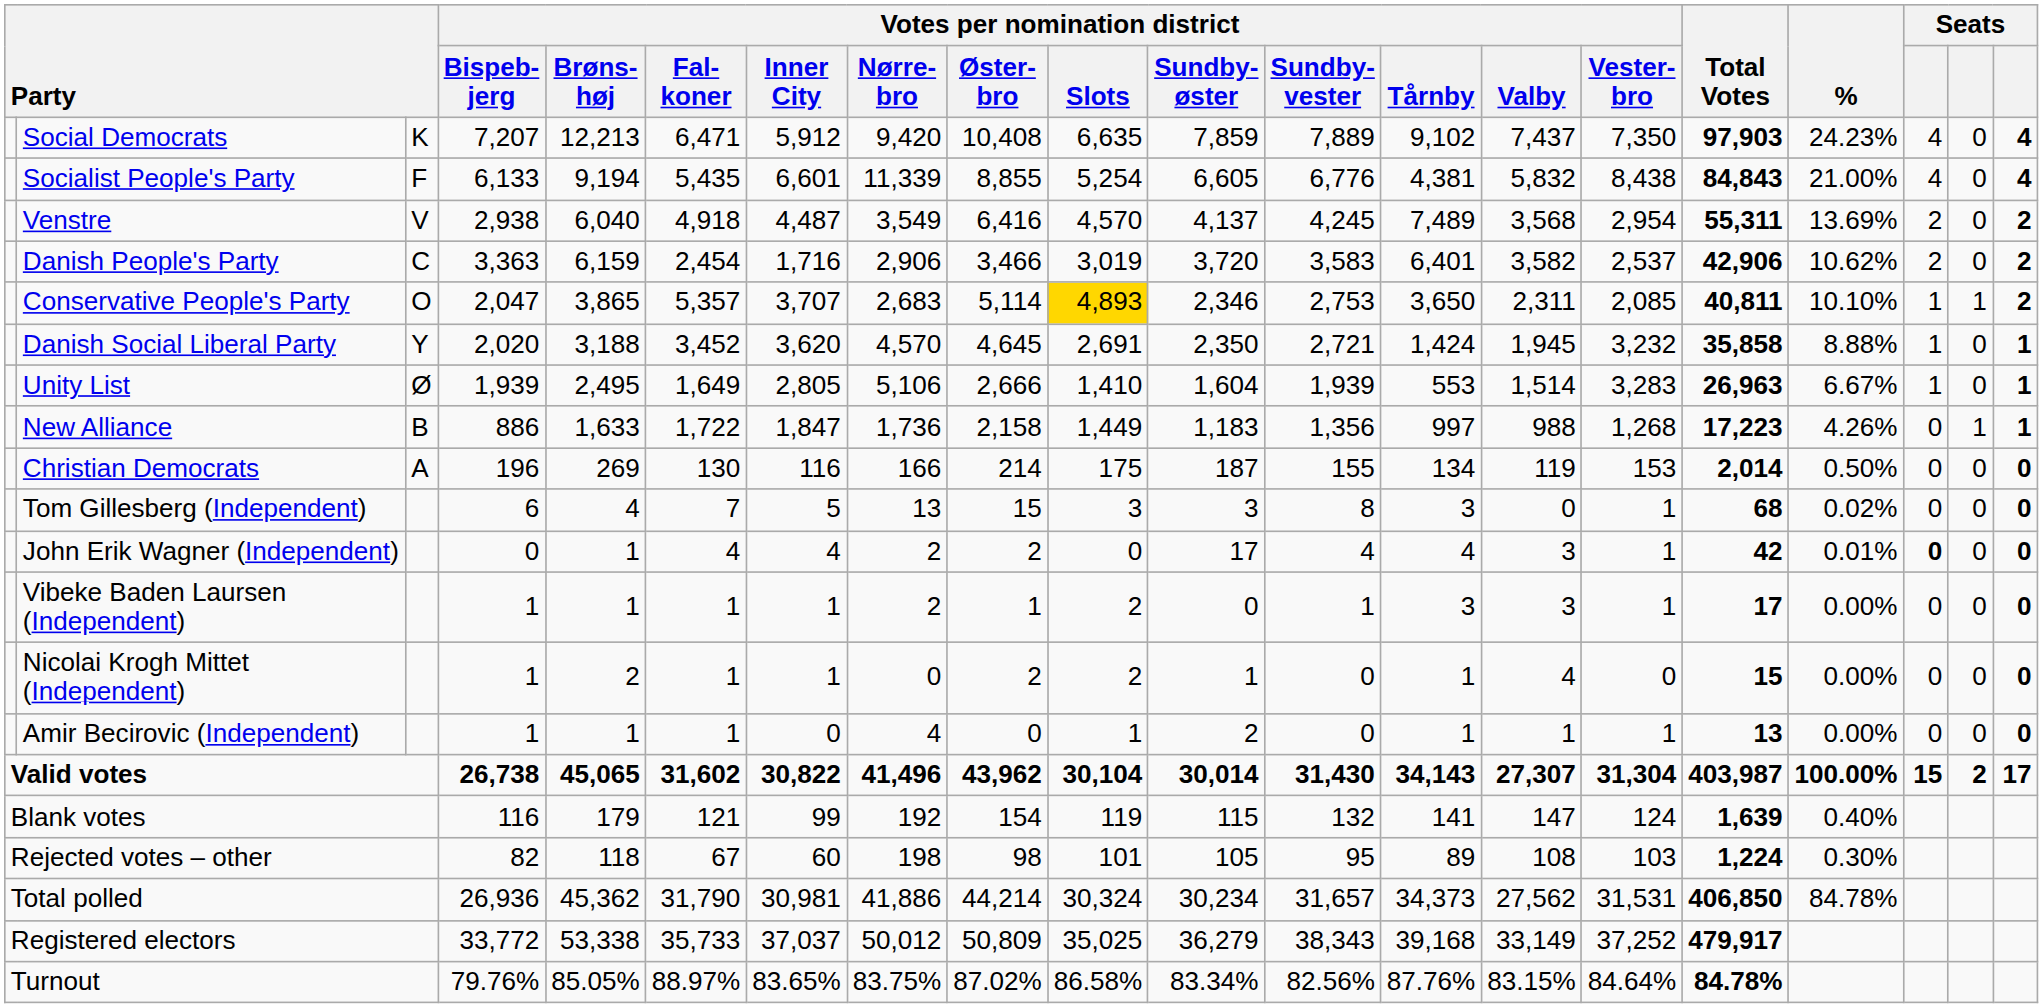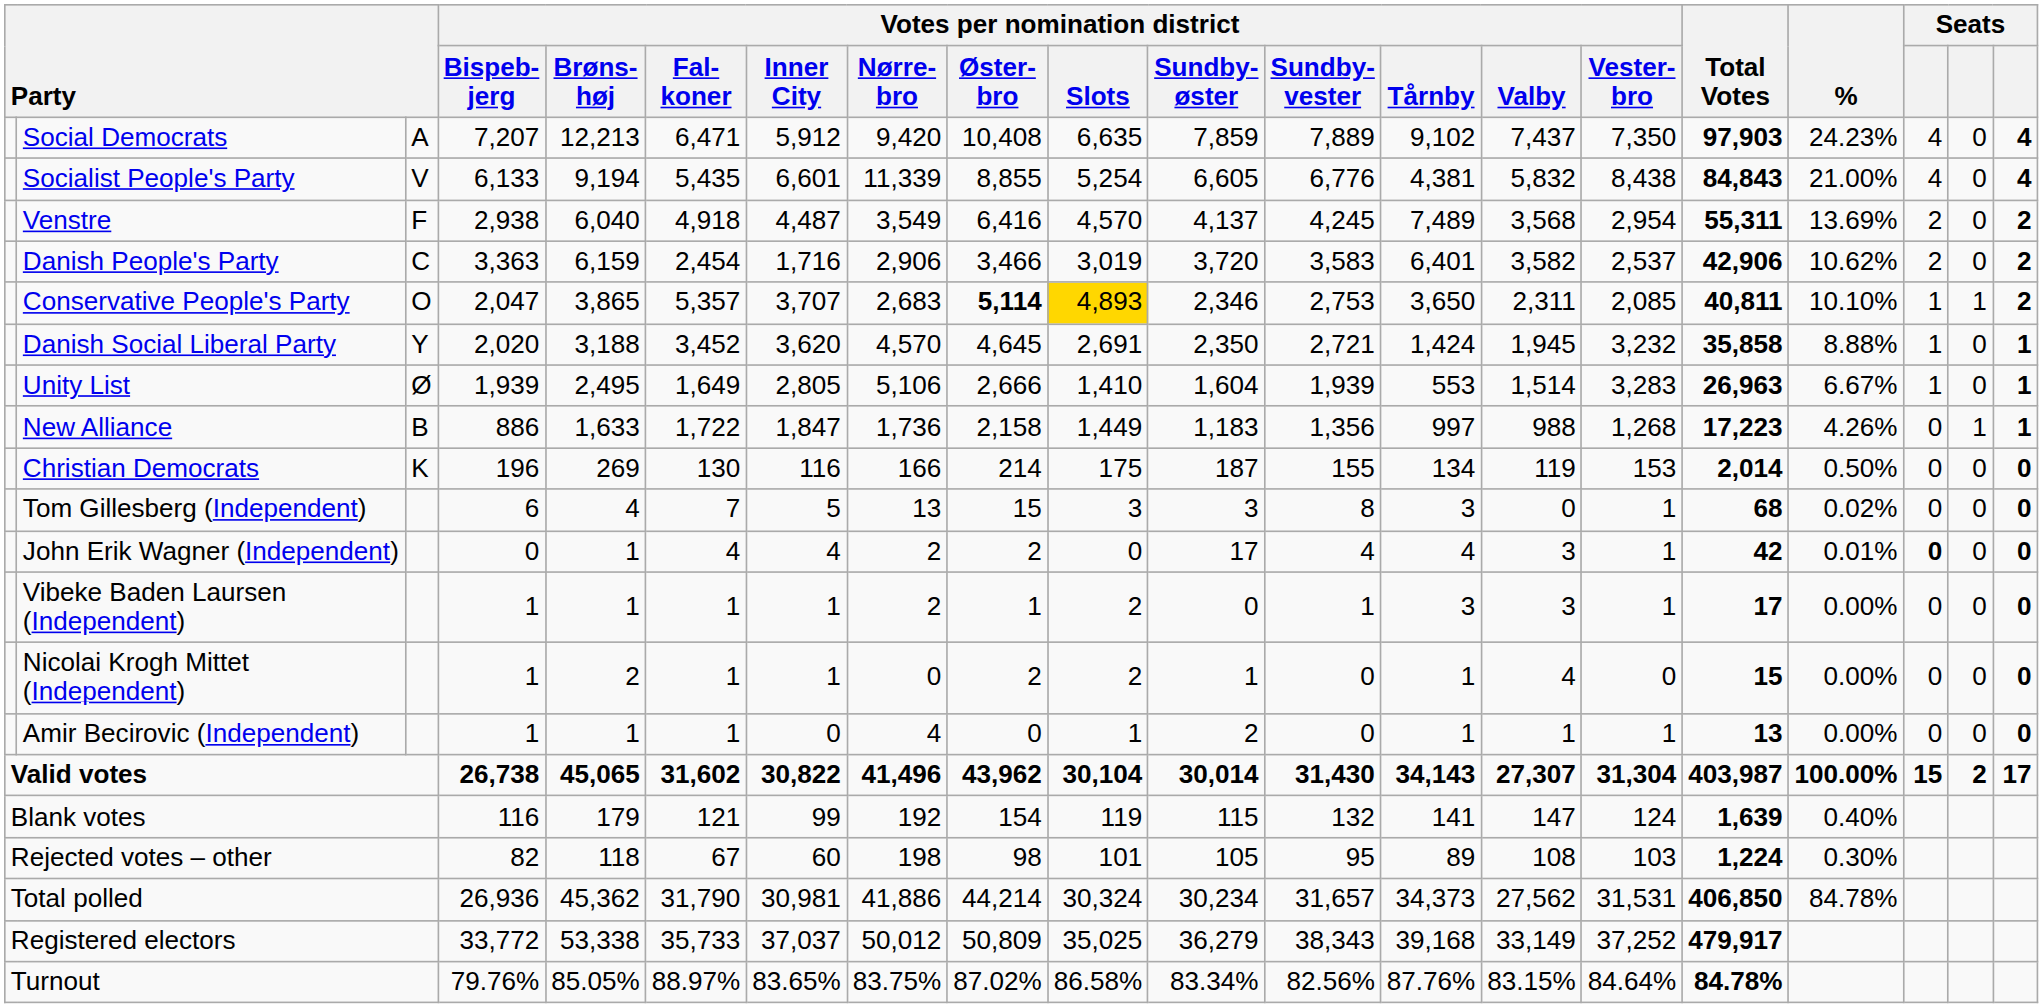(420, 137) K -> (420, 137) A
(419, 178) F -> (420, 178) V
(420, 219) V -> (419, 219) F
(1010, 302) normal -> (1010, 302) bold
(420, 468) A -> (420, 468) K
